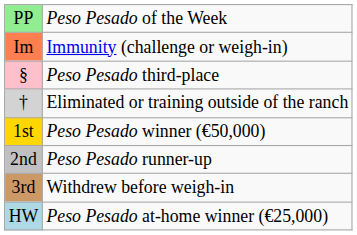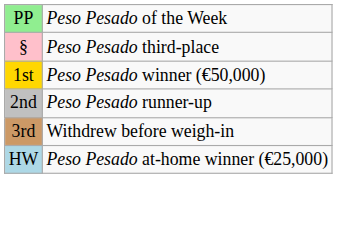- row: (23, 46)
- row: (23, 103)
